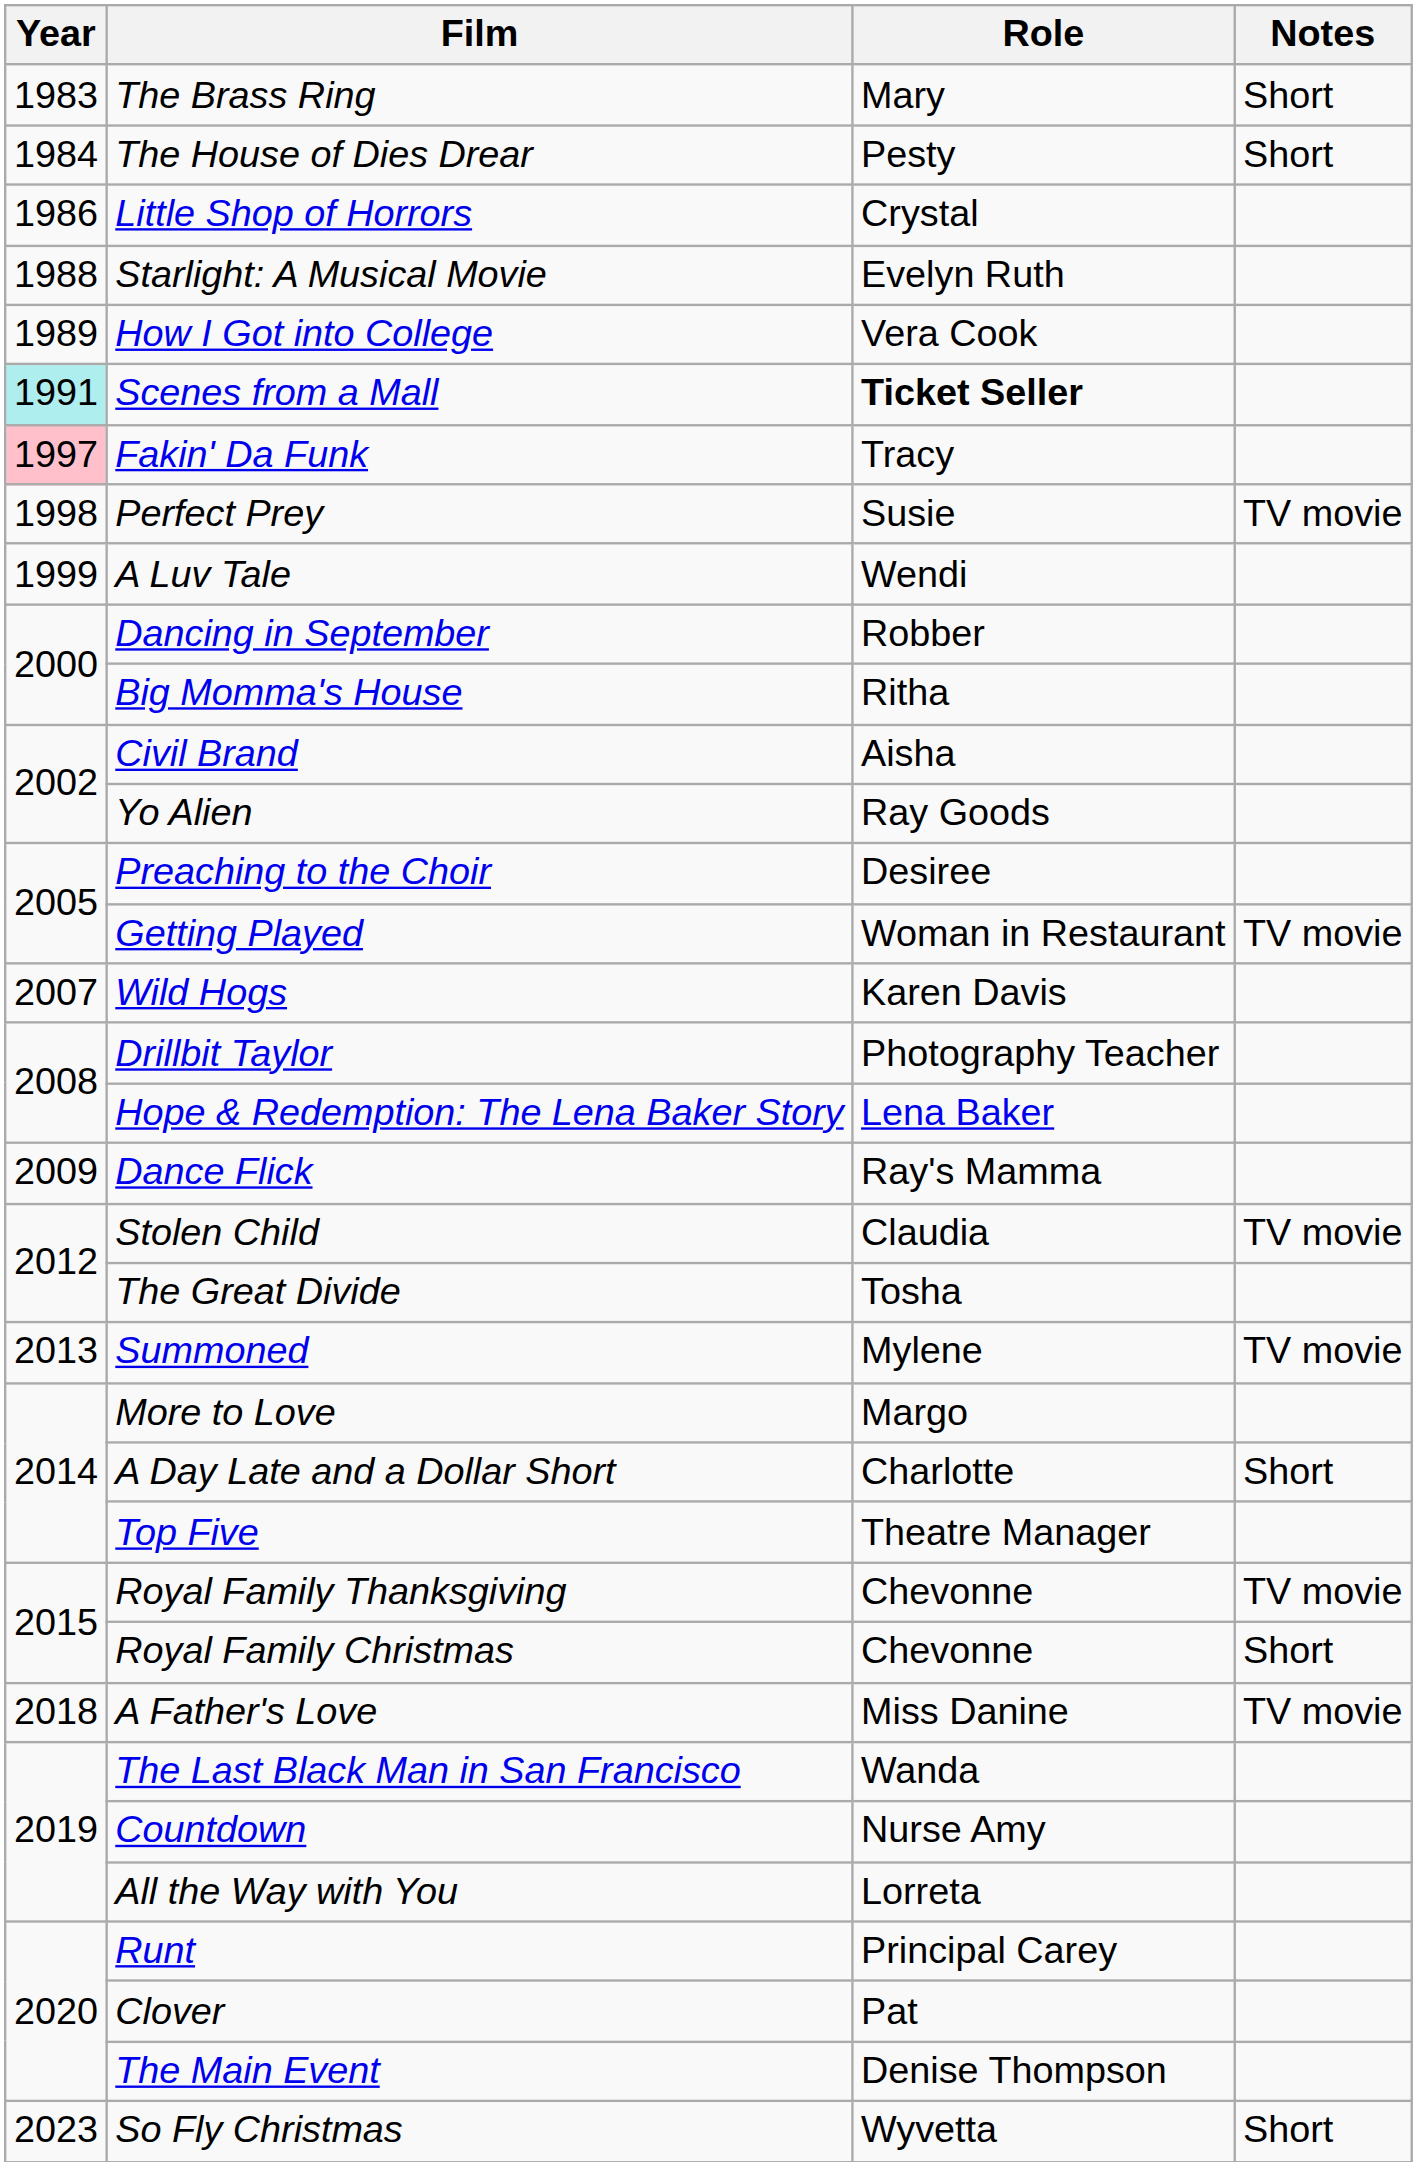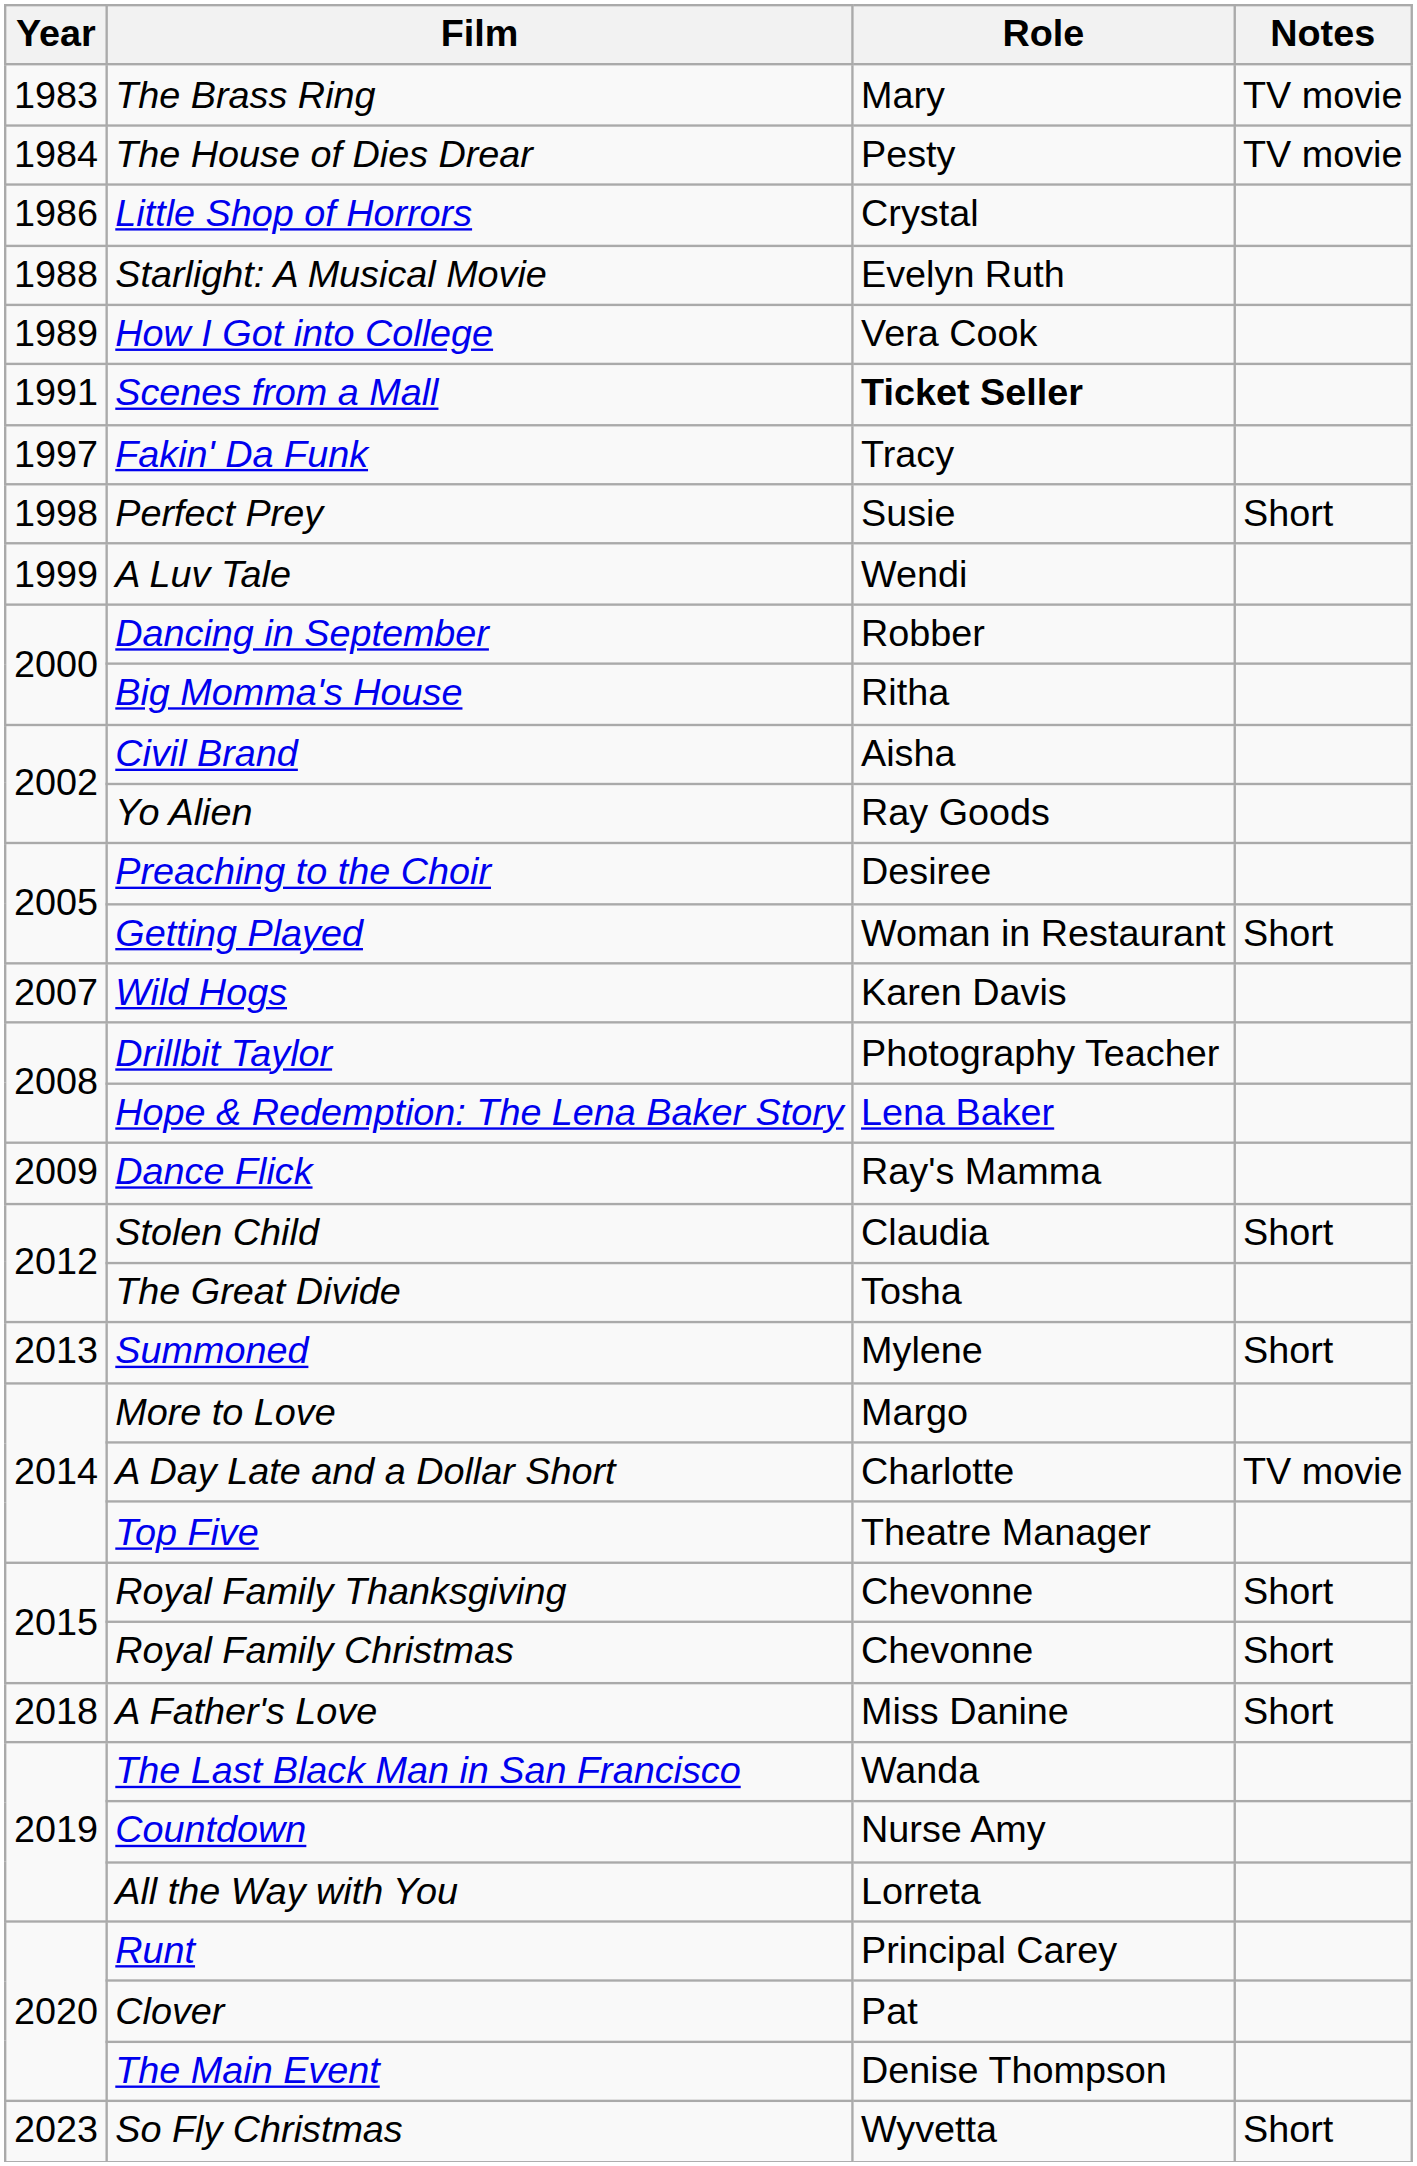(1288, 94) Short -> (1323, 94) TV movie
(1288, 154) Short -> (1323, 154) TV movie
(56, 393) paleturquoise background -> (56, 393) no background
(56, 453) pink background -> (56, 453) no background
(1323, 513) TV movie -> (1288, 513) Short
(1323, 932) TV movie -> (1288, 932) Short
(1323, 1232) TV movie -> (1288, 1232) Short
(1323, 1351) TV movie -> (1288, 1351) Short
(1288, 1471) Short -> (1323, 1471) TV movie
(1323, 1591) TV movie -> (1288, 1591) Short
(1323, 1711) TV movie -> (1288, 1711) Short
